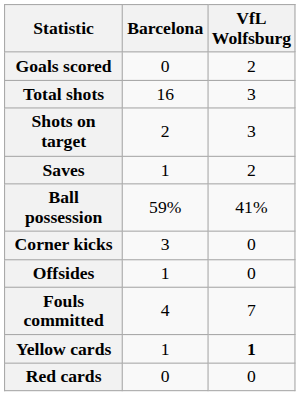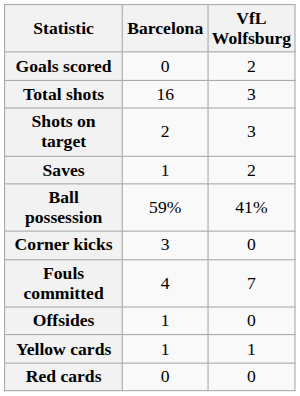rows swapped: (64, 311) <-> (64, 273)
(251, 348) bold -> (251, 348) normal
